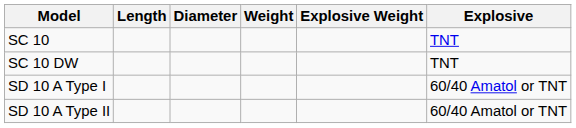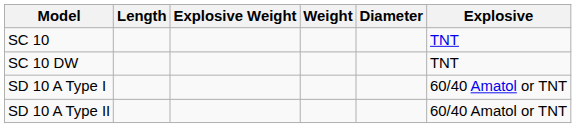columns swapped: (205, 16) <-> (362, 16)
